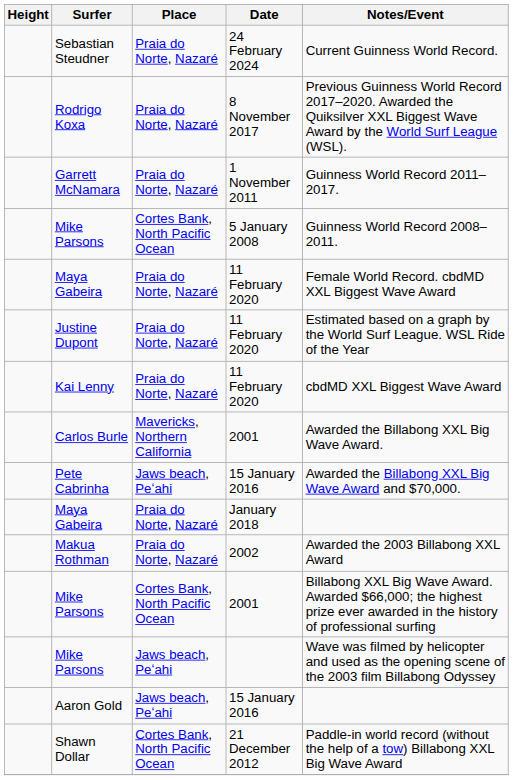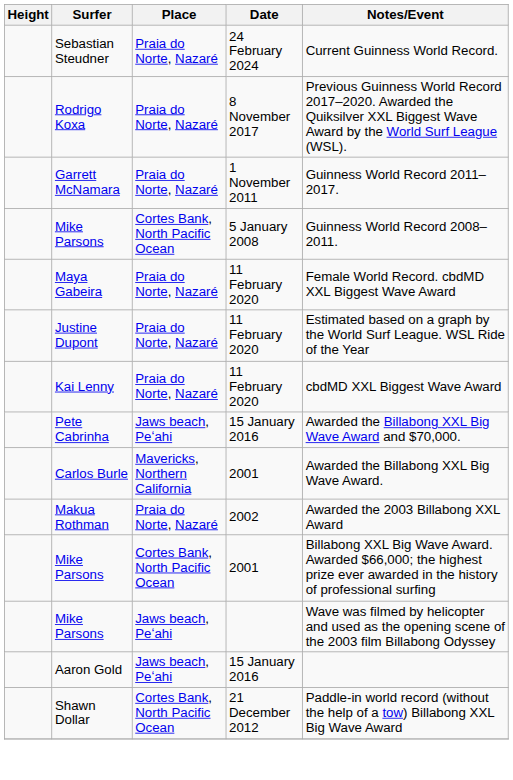rows swapped: (82, 480) <-> (91, 437)
- row: (79, 516)
